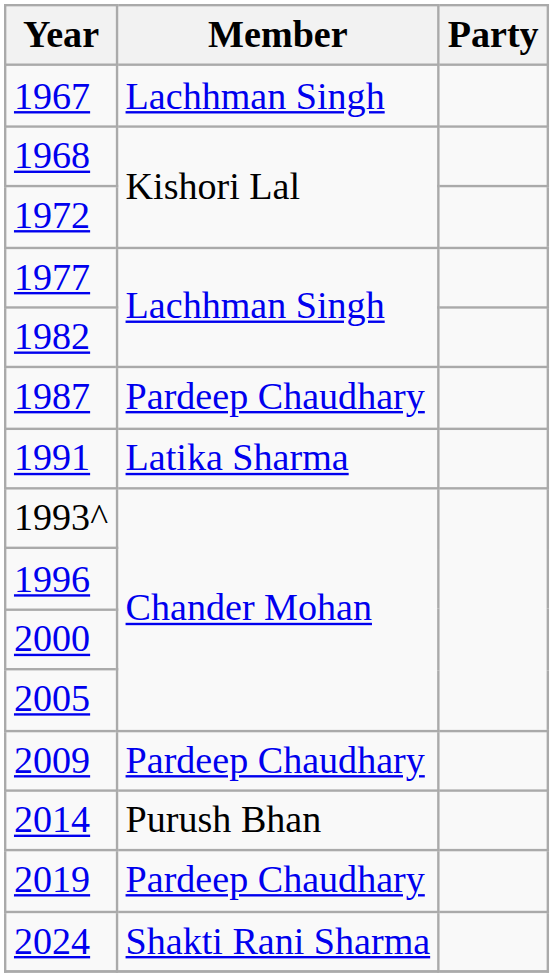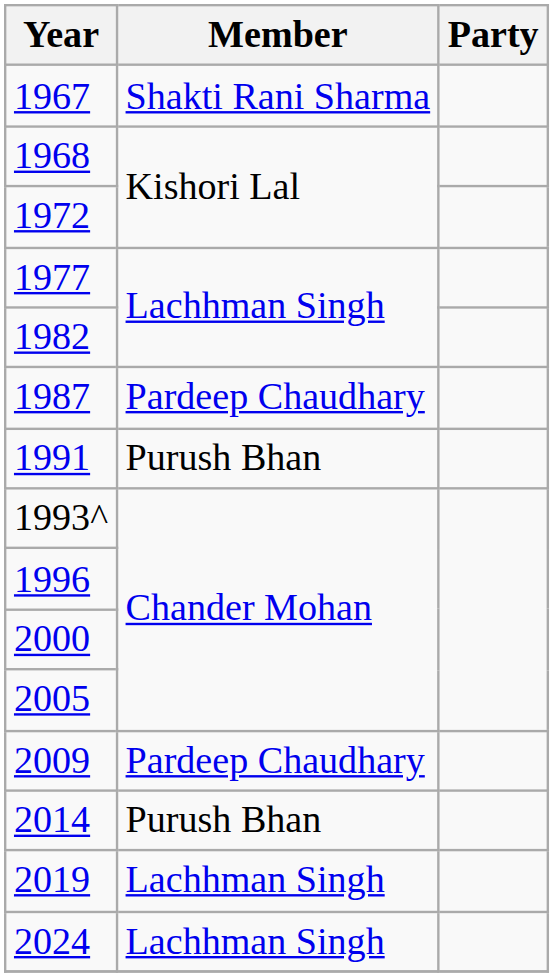(255, 95) Lachhman Singh -> (278, 95) Shakti Rani Sharma
(237, 457) Latika Sharma -> (223, 457) Purush Bhan
(275, 880) Pardeep Chaudhary -> (255, 880) Lachhman Singh
(278, 940) Shakti Rani Sharma -> (255, 940) Lachhman Singh
